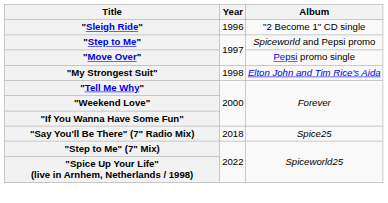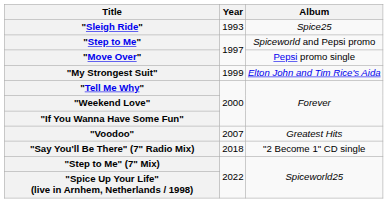(233, 27) 1996 -> (233, 27) 1993
(314, 27) "2 Become 1" CD single -> (314, 27) Spice25
(233, 73) 1998 -> (233, 73) 1999
+ row: (112, 133)
(314, 133) Spice25 -> (314, 149) "2 Become 1" CD single
